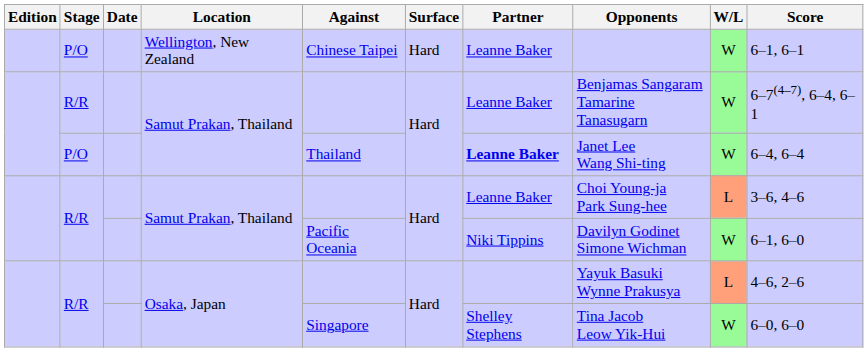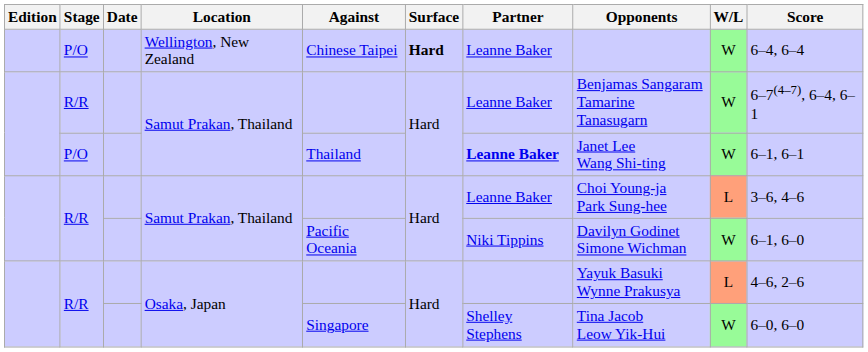(424, 50) normal -> (426, 50) bold
(777, 50) 6–1, 6–1 -> (777, 50) 6–4, 6–4
(777, 153) 6–4, 6–4 -> (777, 153) 6–1, 6–1
